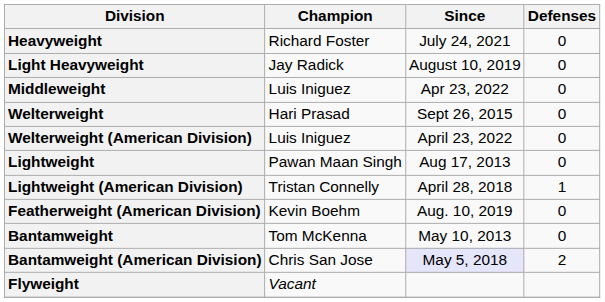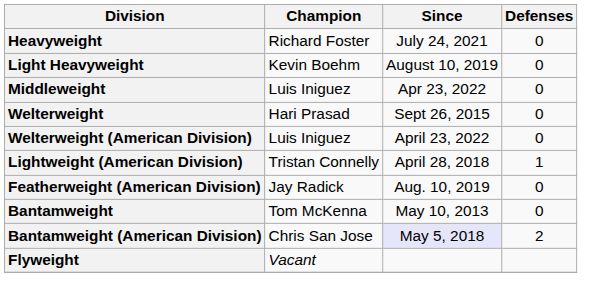(306, 65) Jay Radick -> (314, 65) Kevin Boehm
- row: (51, 162)
(314, 211) Kevin Boehm -> (306, 187) Jay Radick
